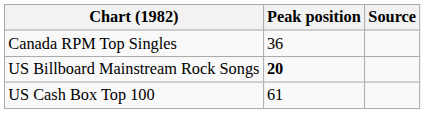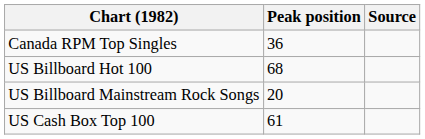+ row: (80, 69)
(275, 69) bold -> (275, 95) normal
